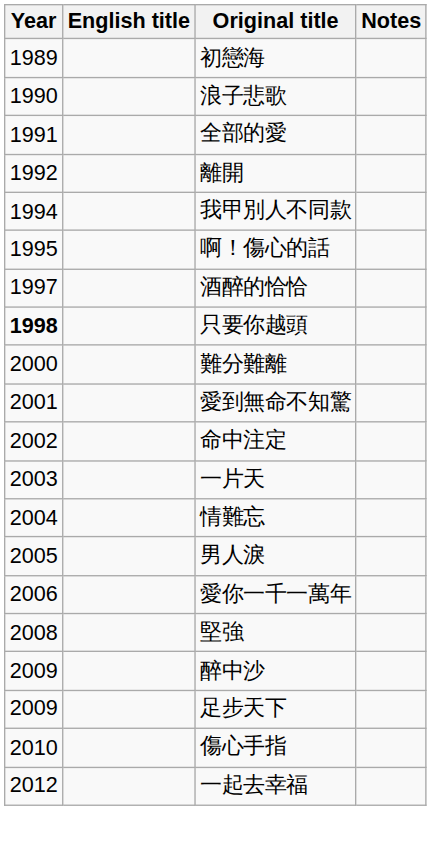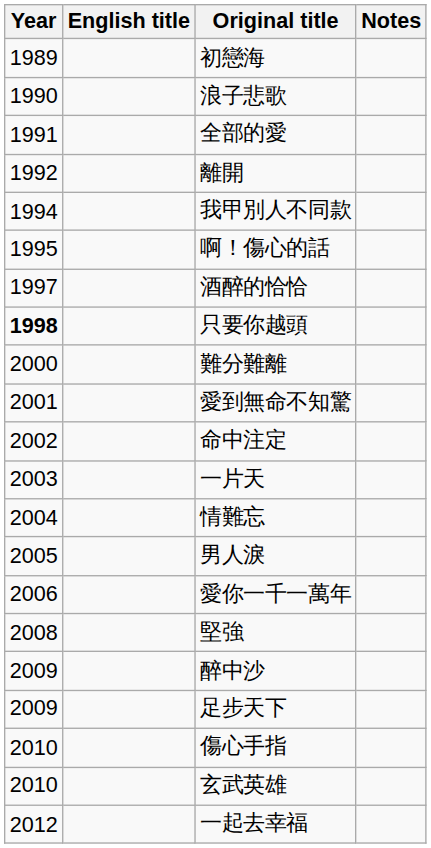+ row: (243, 785)
